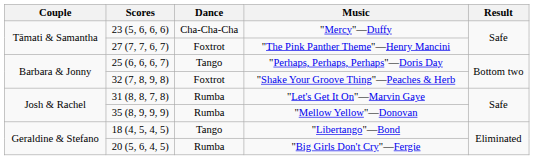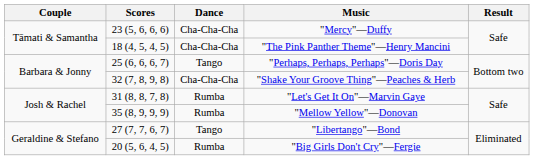(140, 46) 27 (7, 7, 6, 7) -> (140, 46) 18 (4, 5, 4, 5)
(209, 46) Foxtrot -> (209, 46) Cha-Cha-Cha
(209, 79) Foxtrot -> (209, 79) Cha-Cha-Cha
(140, 130) 18 (4, 5, 4, 5) -> (140, 130) 27 (7, 7, 6, 7)
